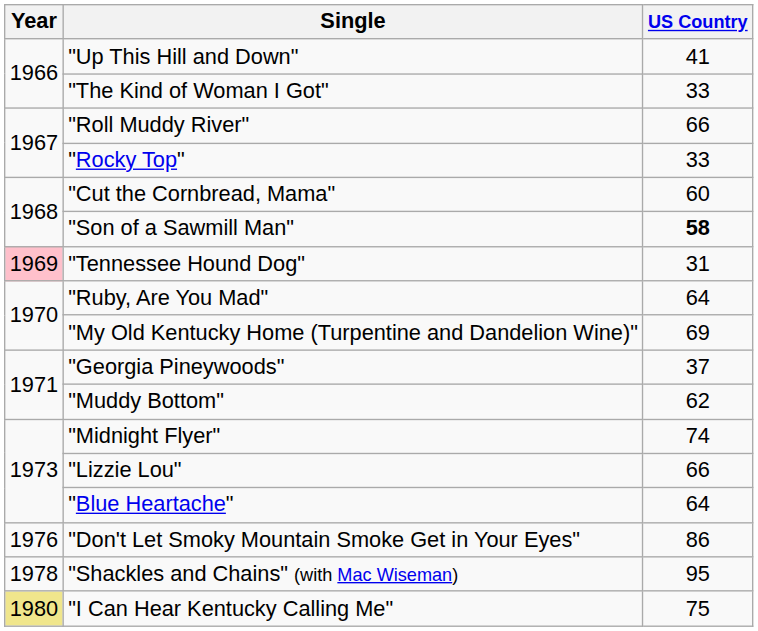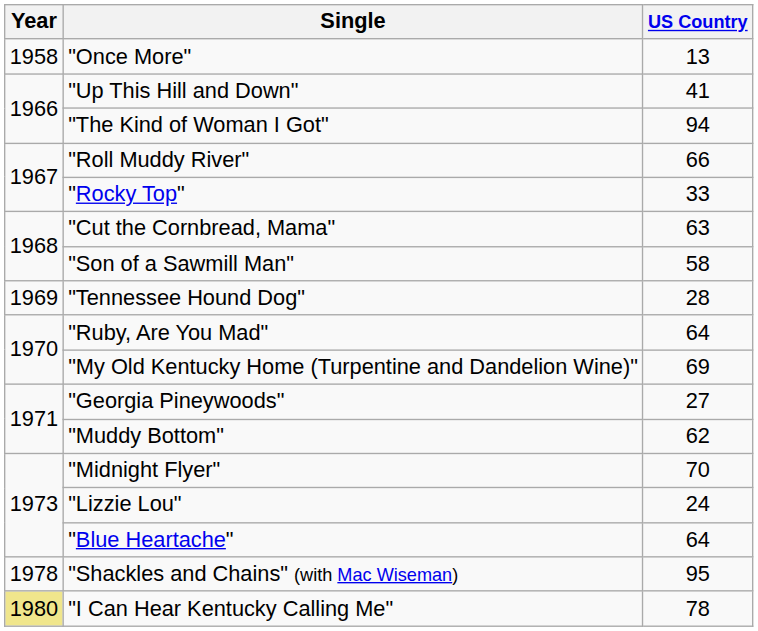+ row: (130, 56)
(698, 90) 33 -> (698, 125) 94
(698, 194) 60 -> (698, 228) 63
(698, 228) bold -> (698, 263) normal
(34, 263) pink background -> (34, 297) no background
(698, 263) 31 -> (698, 297) 28
(698, 366) 37 -> (698, 401) 27
(698, 435) 74 -> (698, 470) 70
(698, 470) 66 -> (698, 504) 24
- row: (324, 539)
(698, 608) 75 -> (698, 608) 78
